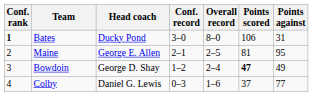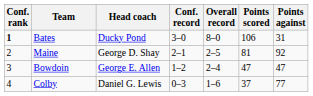(129, 53) George E. Allen -> (129, 53) George D. Shay
(280, 53) 95 -> (280, 53) 92
(129, 68) George D. Shay -> (129, 68) George E. Allen
(246, 68) bold -> (246, 68) normal
(280, 68) 49 -> (280, 68) 47
